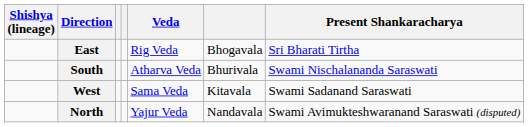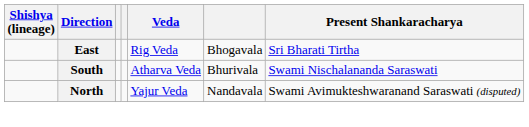- row: (87, 91)
